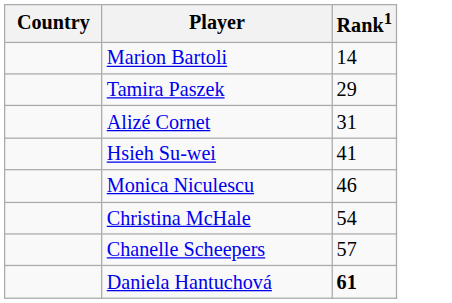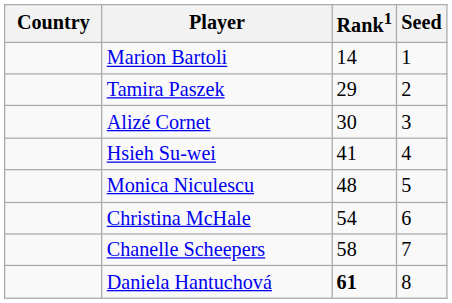+ column: (421, 23)
(347, 121) 31 -> (347, 121) 30
(347, 185) 46 -> (347, 185) 48
(347, 249) 57 -> (347, 249) 58
